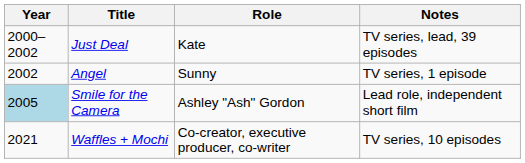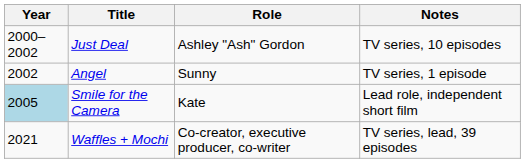(192, 44) Kate -> (241, 44) Ashley "Ash" Gordon
(419, 44) TV series, lead, 39 episodes -> (432, 44) TV series, 10 episodes
(241, 102) Ashley "Ash" Gordon -> (192, 102) Kate
(432, 139) TV series, 10 episodes -> (419, 139) TV series, lead, 39 episodes
